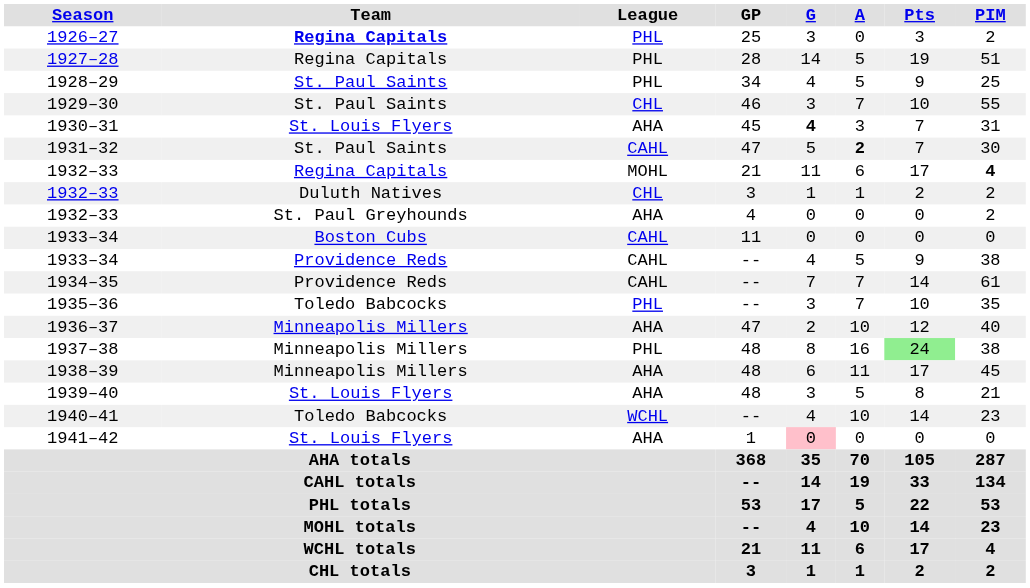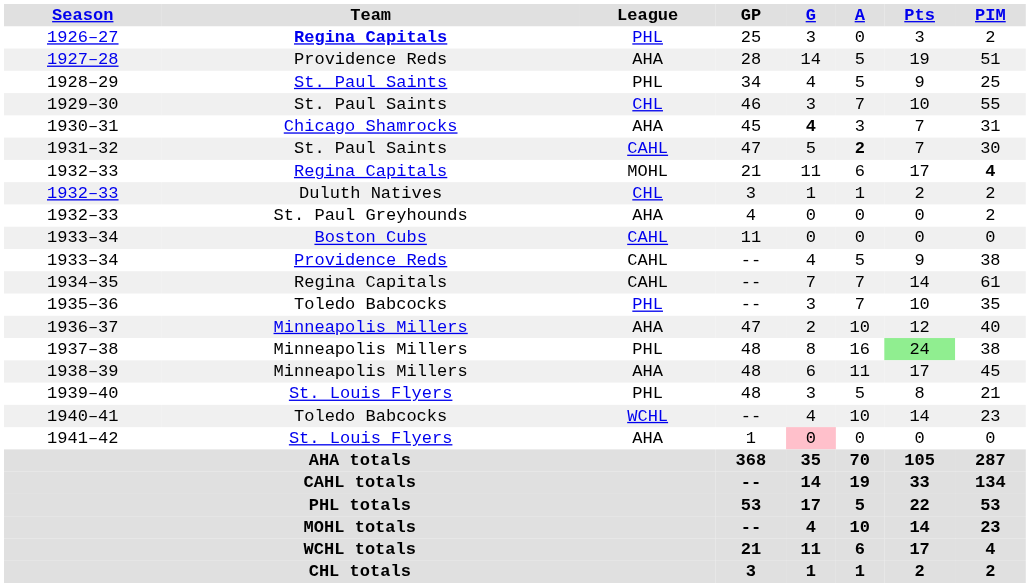(371, 60) Regina Capitals -> (371, 60) Providence Reds
(648, 60) PHL -> (648, 60) AHA
(371, 126) St. Louis Flyers -> (371, 126) Chicago Shamrocks
(371, 282) Providence Reds -> (371, 282) Regina Capitals
(648, 394) AHA -> (648, 394) PHL
